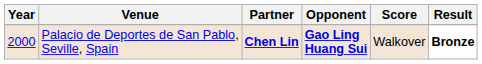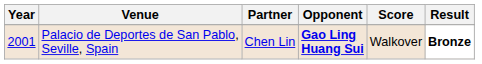(21, 42) 2000 -> (21, 42) 2001
(272, 42) bold -> (270, 42) normal
